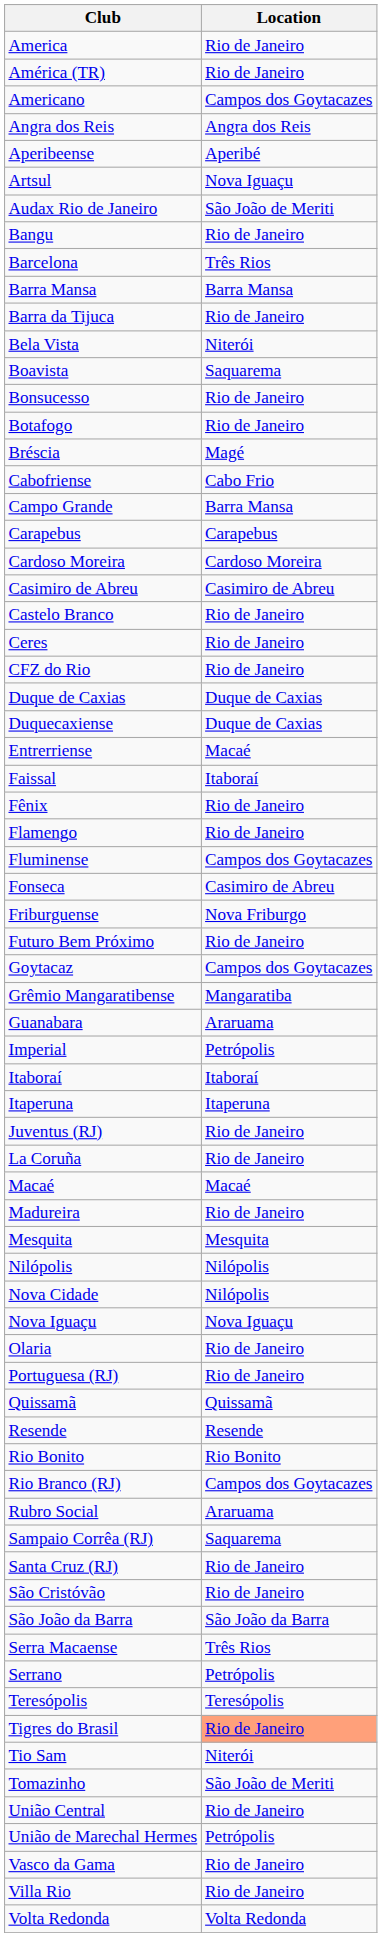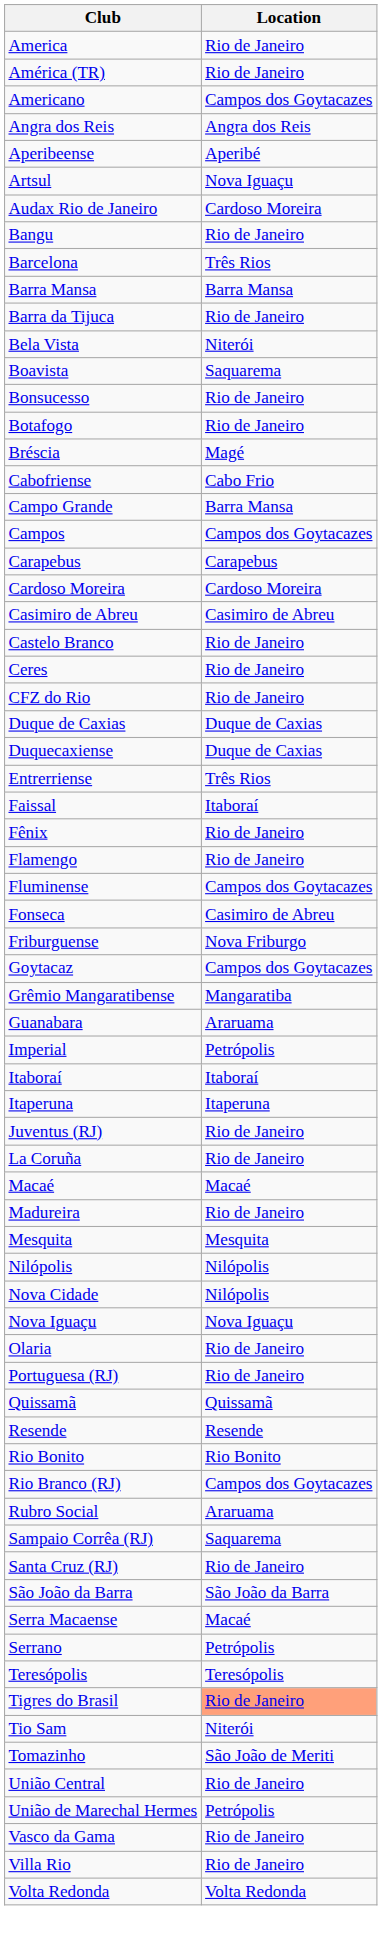(270, 208) São João de Meriti -> (263, 208) Cardoso Moreira
+ row: (37, 533)
(228, 751) Macaé -> (238, 778) Três Rios
- row: (81, 941)
- row: (57, 1592)
(238, 1647) Três Rios -> (228, 1619) Macaé
